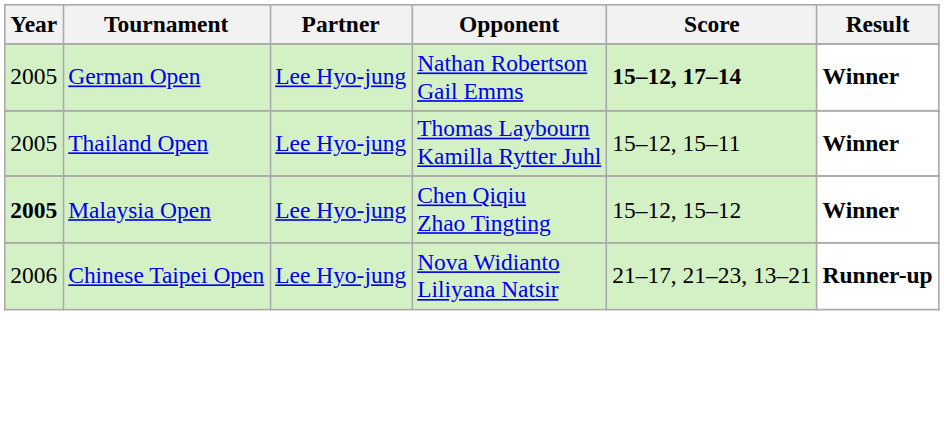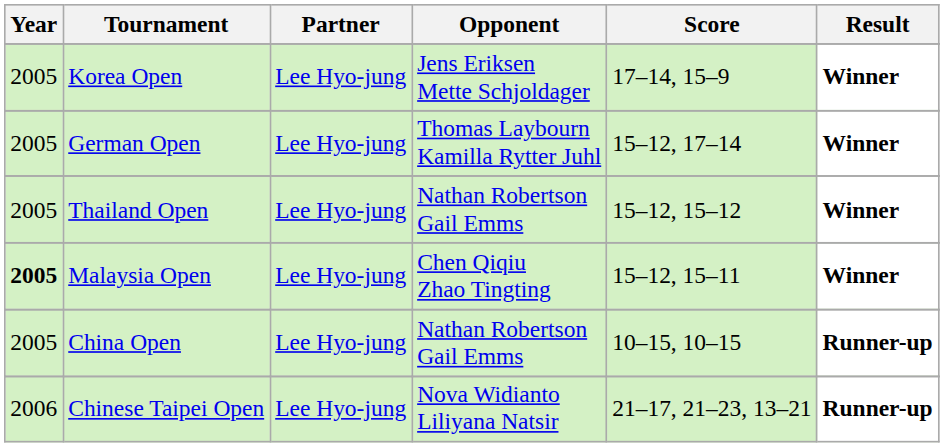+ row: (125, 76)
(502, 76) Nathan Robertson Gail Emms -> (509, 143) Thomas Laybourn Kamilla Rytter Juhl
(677, 76) bold -> (677, 143) normal
(509, 143) Thomas Laybourn Kamilla Rytter Juhl -> (502, 209) Nathan Robertson Gail Emms
(676, 143) 15–12, 15–11 -> (677, 209) 15–12, 15–12
(677, 209) 15–12, 15–12 -> (676, 276) 15–12, 15–11
+ row: (125, 342)
